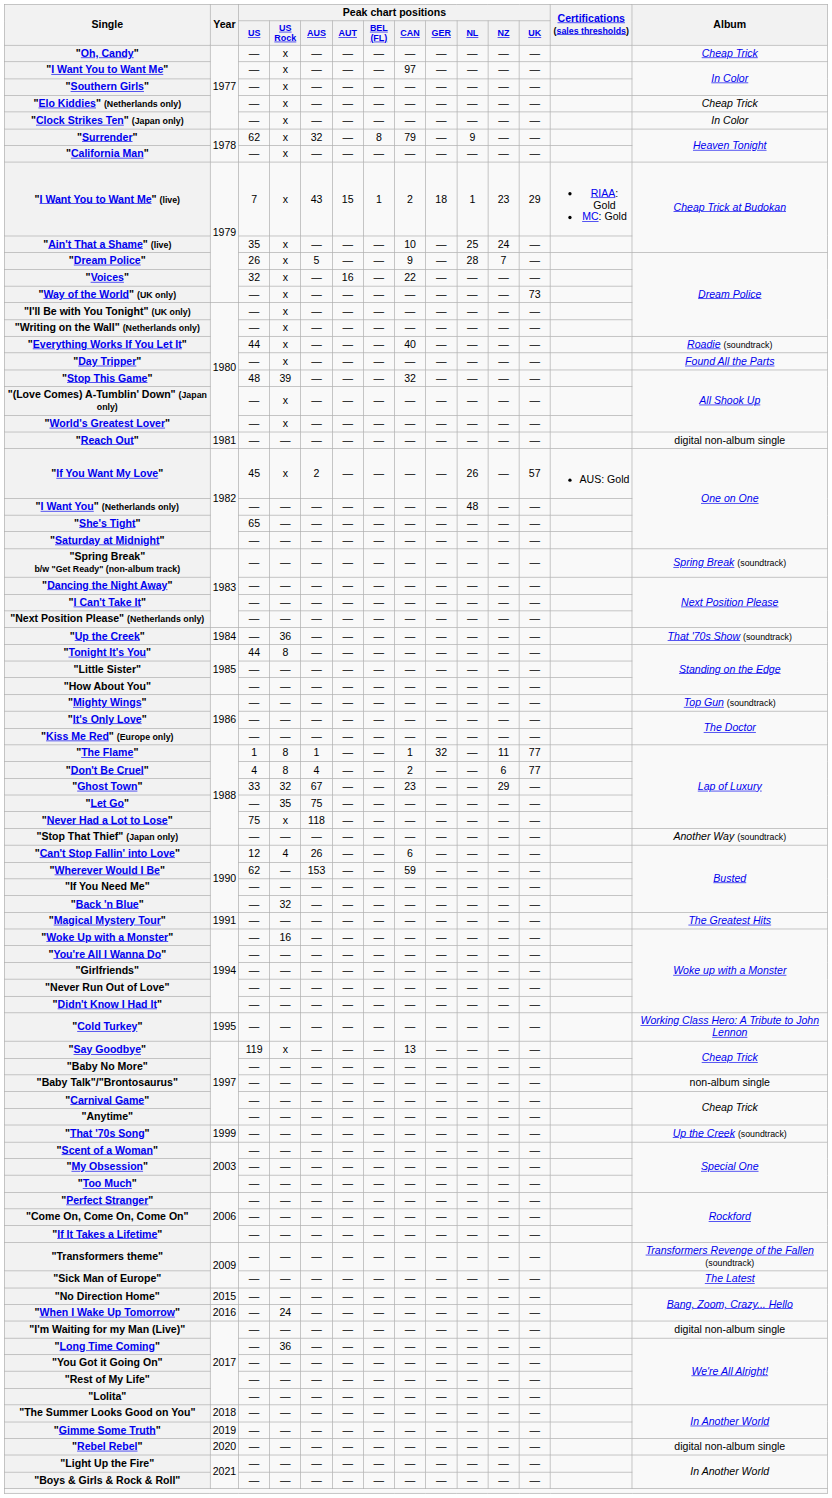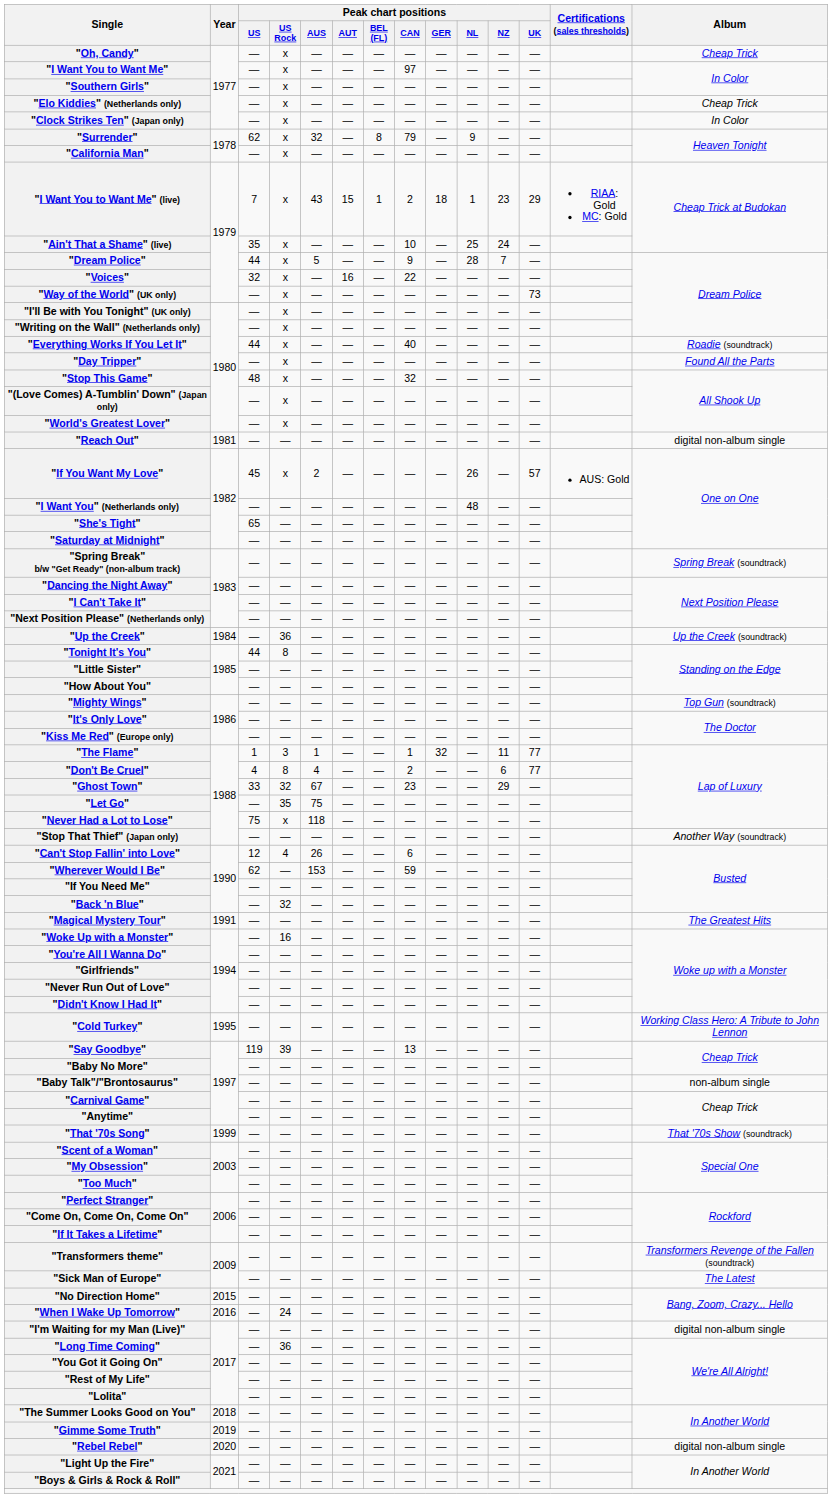(254, 261) 26 -> (254, 261) 44
(285, 378) 39 -> (285, 378) x
(730, 636) That '70s Show (soundtrack) -> (730, 636) Up the Creek (soundtrack)
(285, 753) 8 -> (285, 753) 3
(285, 1049) x -> (285, 1049) 39
(730, 1133) Up the Creek (soundtrack) -> (730, 1133) That '70s Show (soundtrack)
